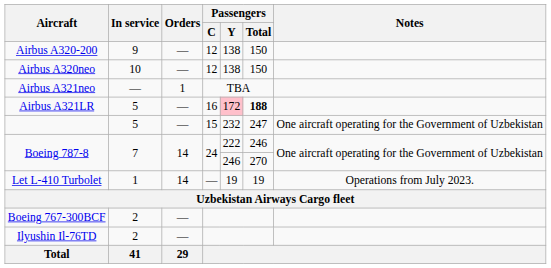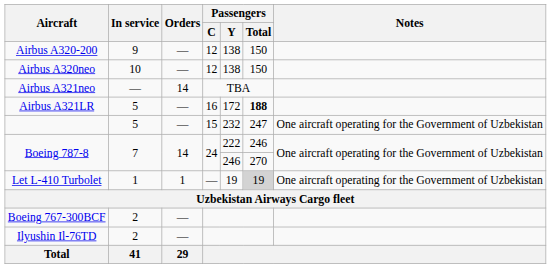(182, 87) 1 -> (182, 87) 14
(232, 106) pink background -> (232, 106) no background
(182, 180) 14 -> (182, 180) 1
(258, 180) no background -> (258, 180) lightgrey background
(410, 180) Operations from July 2023. -> (410, 180) One aircraft operating for the Government of Uzbekistan
